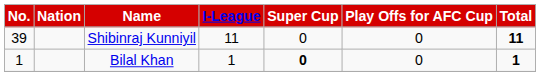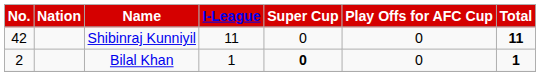(19, 38) 39 -> (19, 38) 42
(19, 61) 1 -> (19, 61) 2
